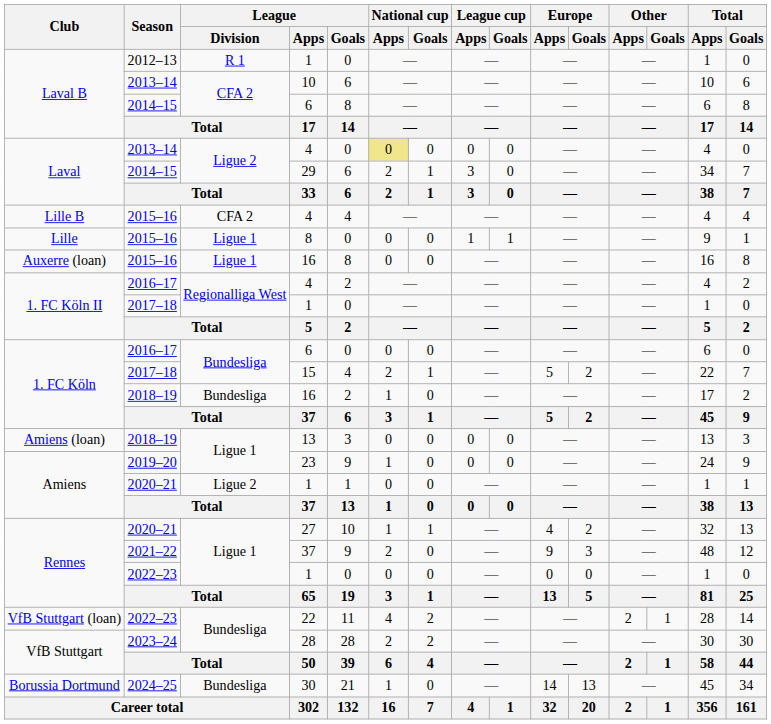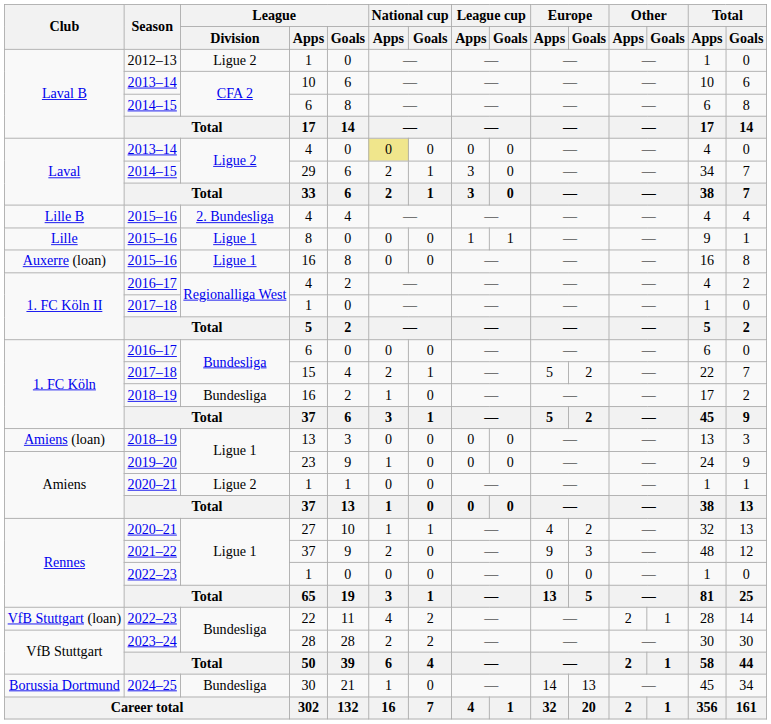(235, 60) R 1 -> (235, 60) Ligue 2
(235, 216) CFA 2 -> (235, 216) 2. Bundesliga
